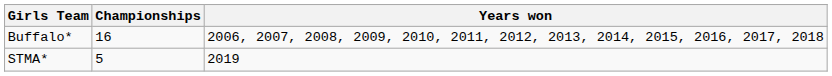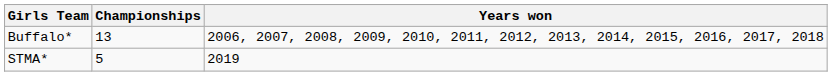(103, 38) 16 -> (103, 38) 13
